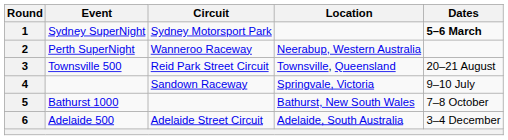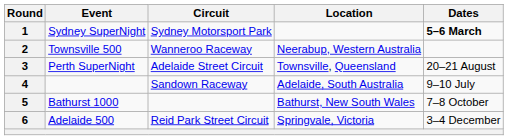(91, 48) Perth SuperNight -> (85, 48) Townsville 500
(85, 66) Townsville 500 -> (91, 66) Perth SuperNight
(210, 66) Reid Park Street Circuit -> (207, 66) Adelaide Street Circuit
(326, 84) Springvale, Victoria -> (340, 84) Adelaide, South Australia
(207, 120) Adelaide Street Circuit -> (210, 120) Reid Park Street Circuit
(340, 120) Adelaide, South Australia -> (326, 120) Springvale, Victoria
